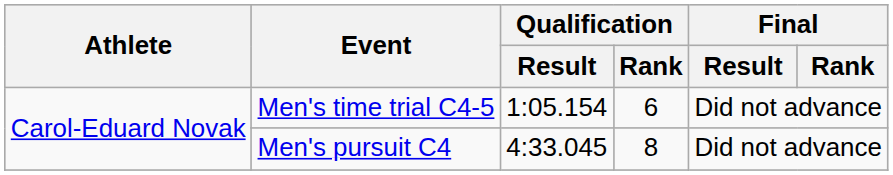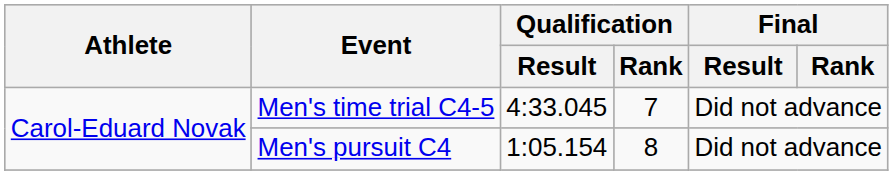(557, 107) 1:05.154 -> (557, 107) 4:33.045
(651, 107) 6 -> (651, 107) 7
(557, 148) 4:33.045 -> (557, 148) 1:05.154
